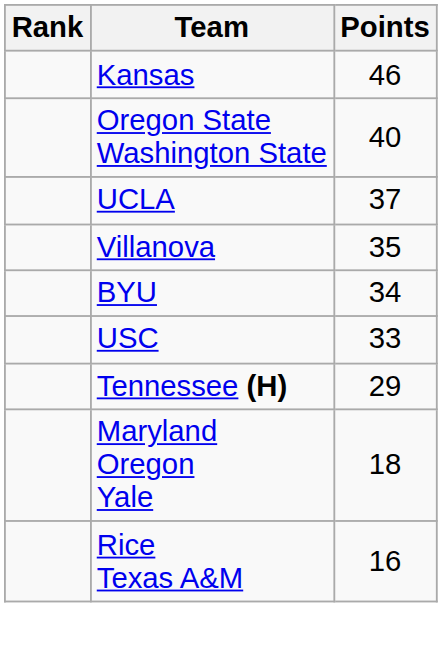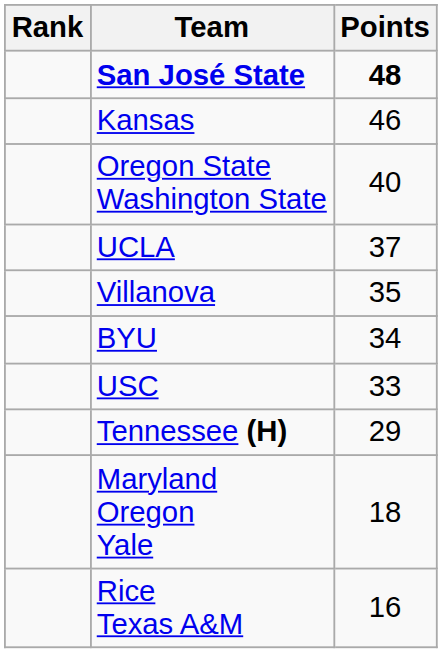+ row: (201, 74)
